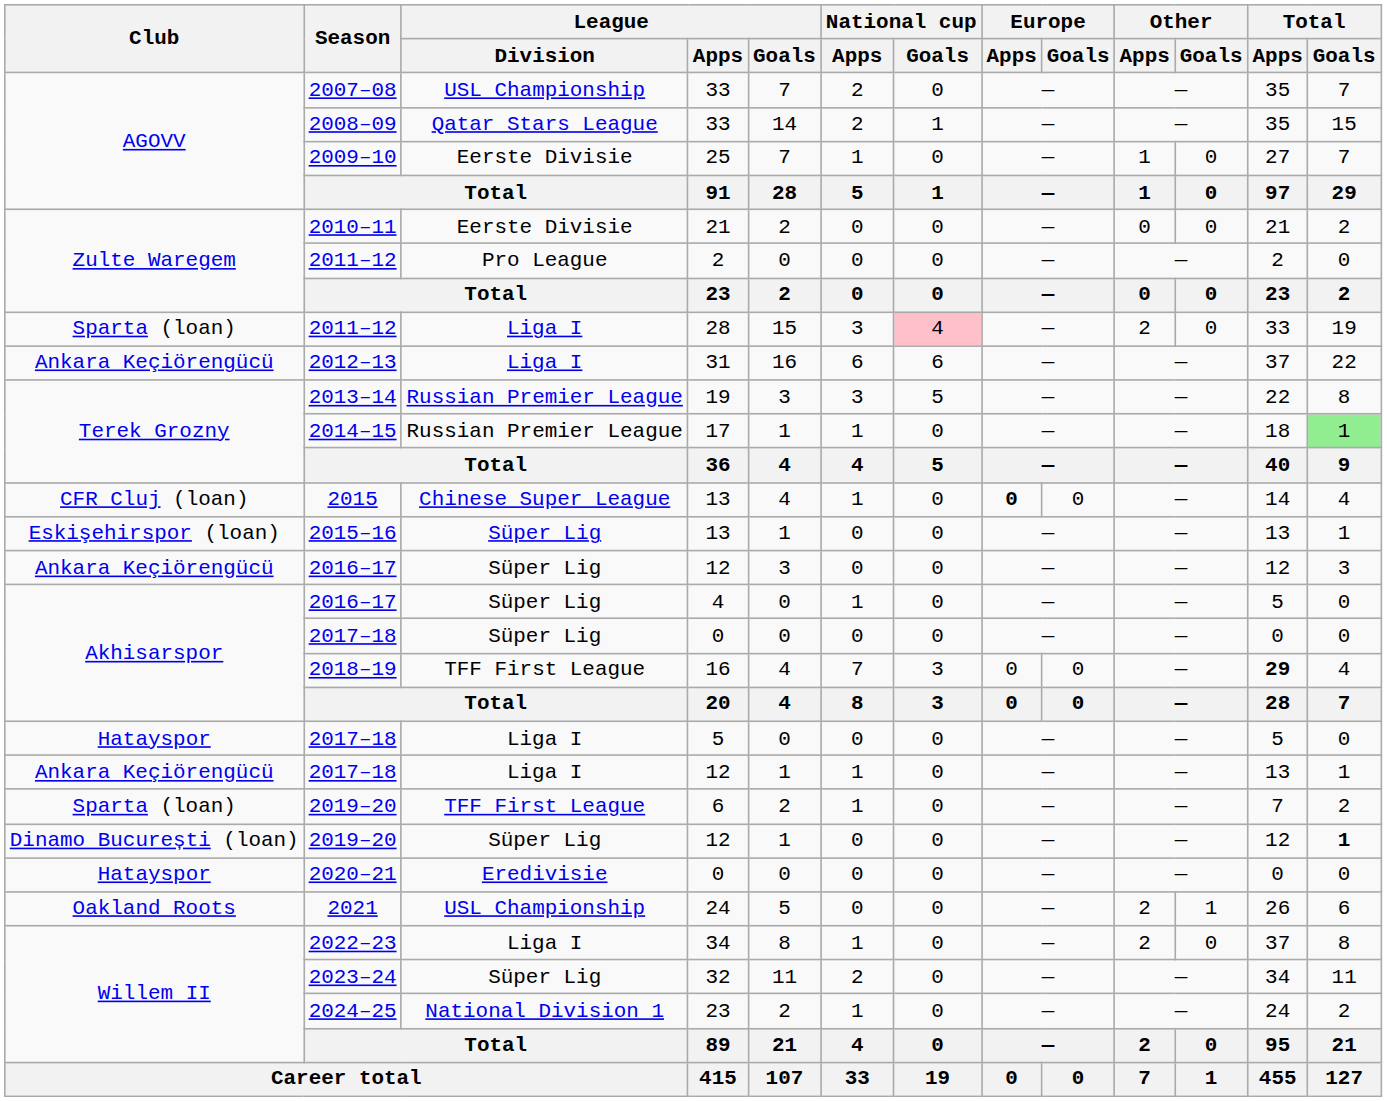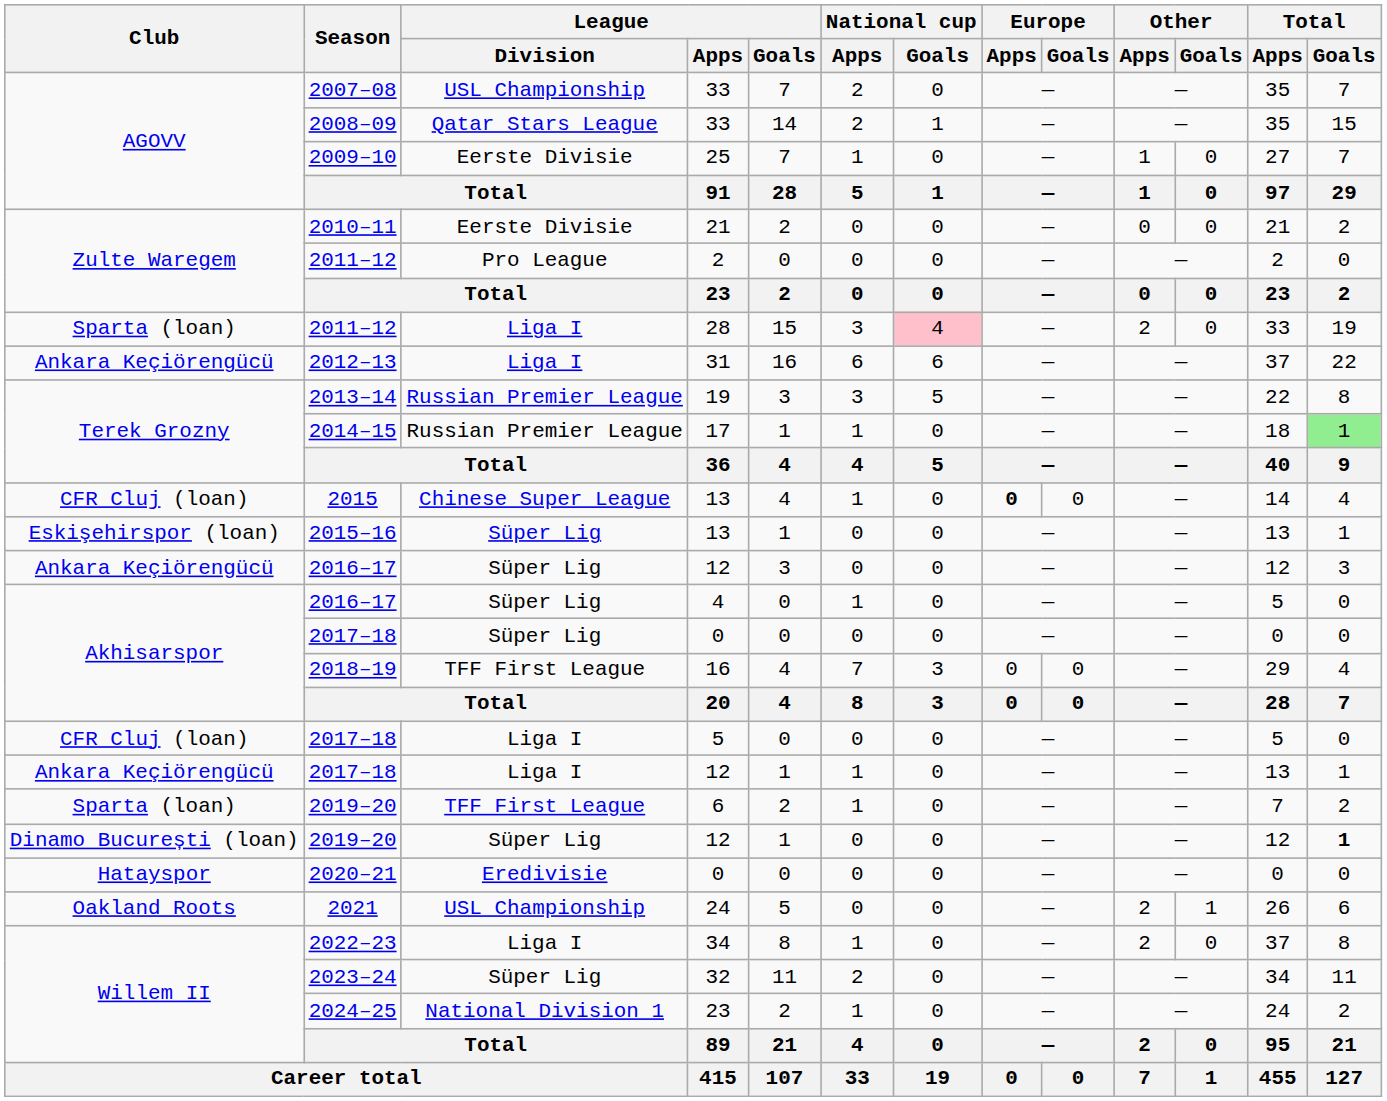(1278, 670) bold -> (1278, 670) normal
(154, 738) Hatayspor -> (154, 738) CFR Cluj (loan)
